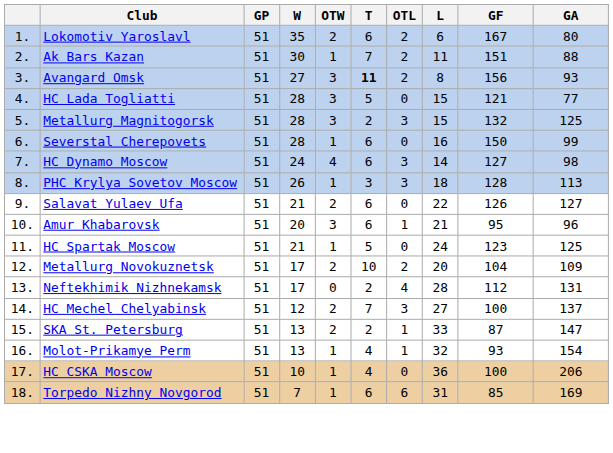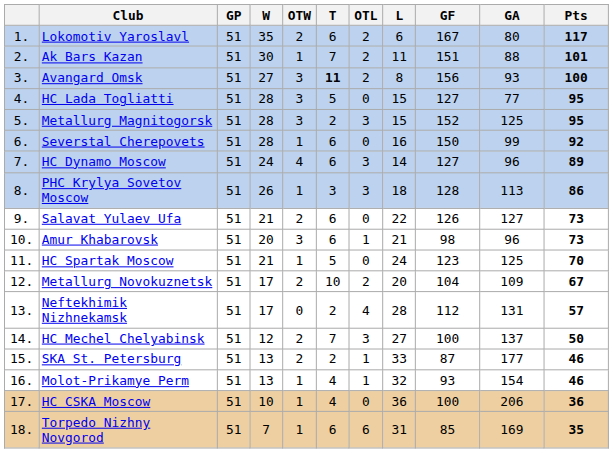+ column: (576, 15)
(496, 99) 121 -> (448, 99) 127
(496, 120) 132 -> (448, 120) 152
(571, 162) 98 -> (512, 162) 96
(496, 225) 95 -> (448, 240) 98
(571, 330) 147 -> (512, 359) 177
